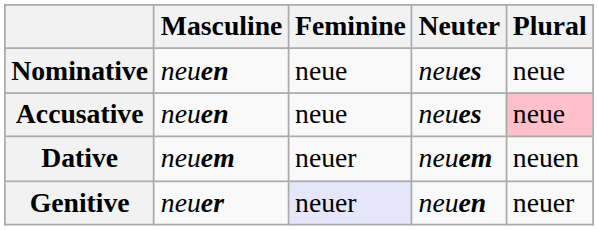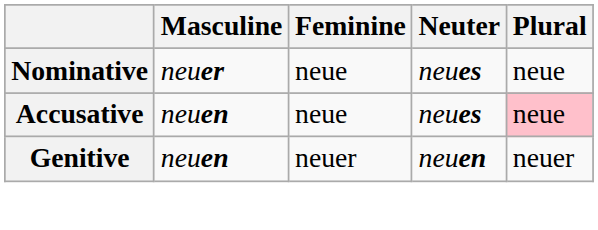(195, 70) neuen -> (192, 70) neuer
- row: (80, 158)
(192, 202) neuer -> (195, 158) neuen
(326, 202) lavender background -> (326, 158) no background
